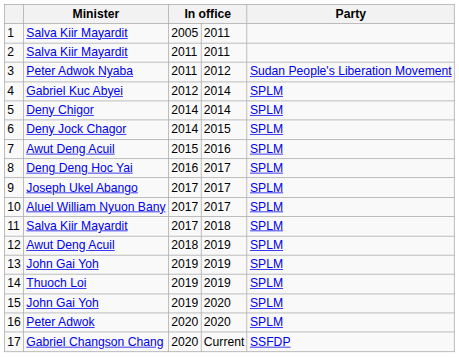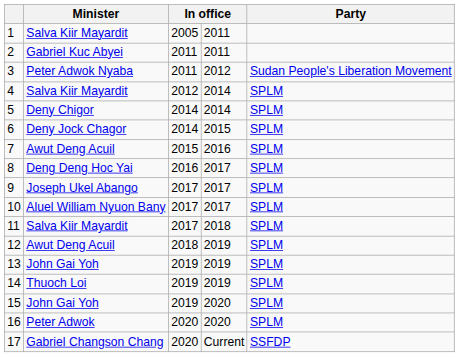(77, 52) Salva Kiir Mayardit -> (75, 52) Gabriel Kuc Abyei
(75, 91) Gabriel Kuc Abyei -> (77, 91) Salva Kiir Mayardit
